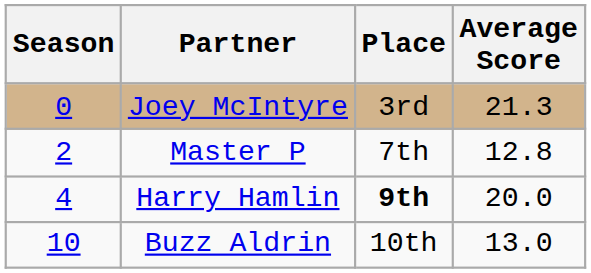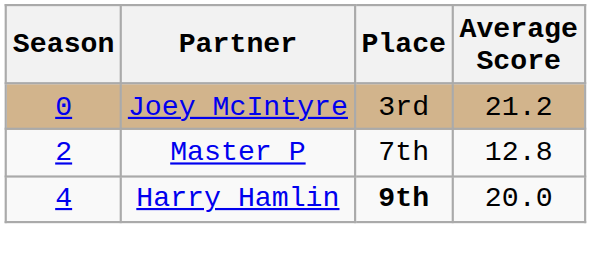(519, 107) 21.3 -> (519, 107) 21.2
- row: (238, 245)
